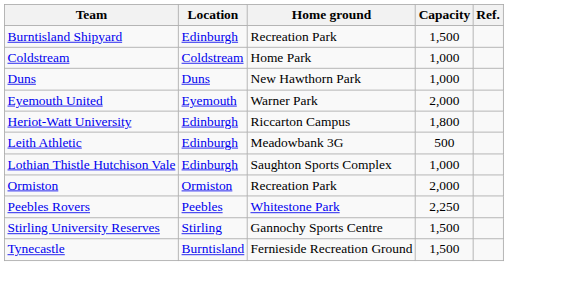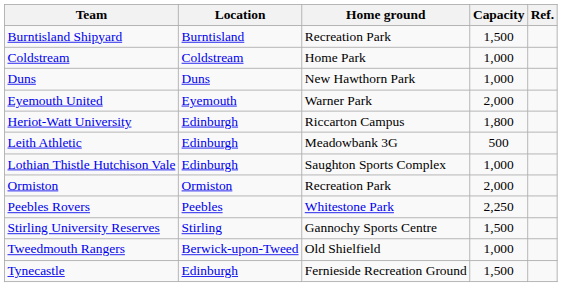(210, 36) Edinburgh -> (213, 36) Burntisland
+ row: (66, 249)
(213, 249) Burntisland -> (210, 270) Edinburgh
